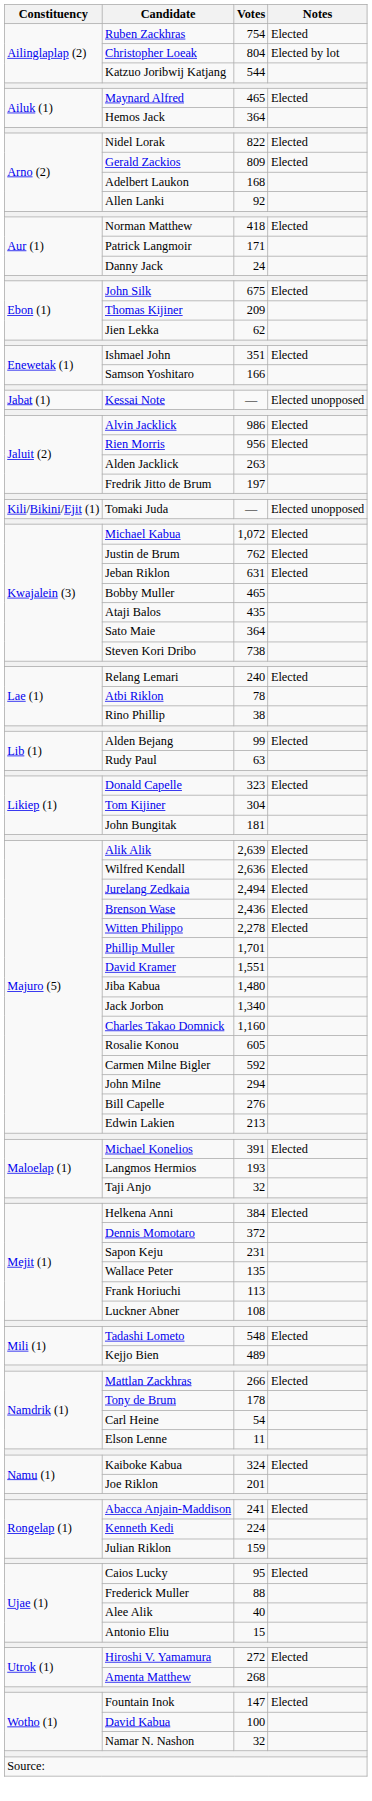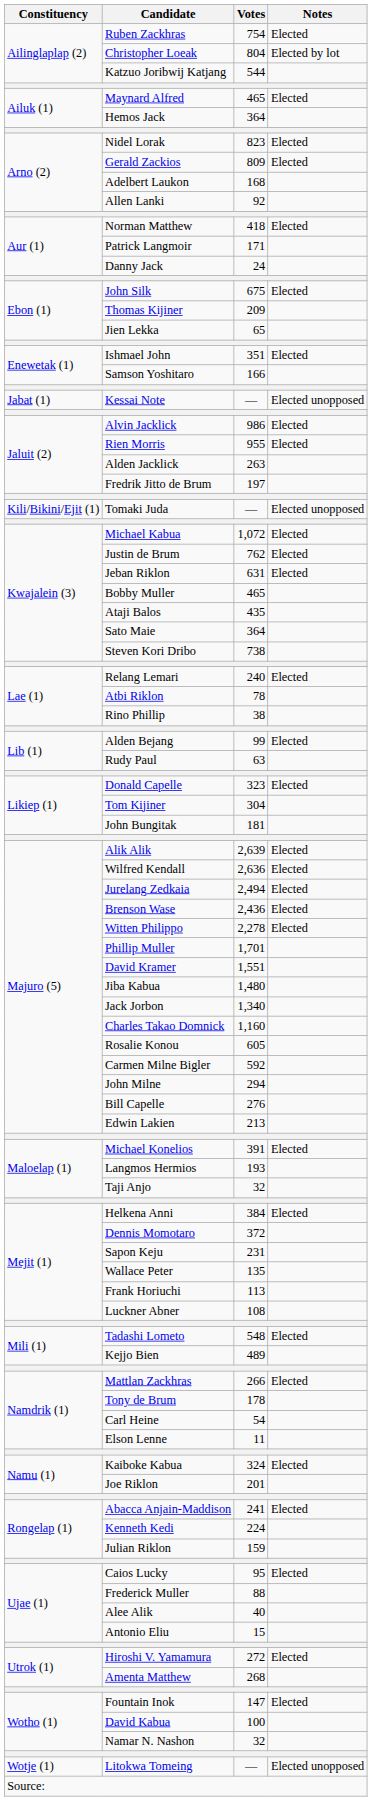(256, 142) 822 -> (256, 142) 823
(259, 330) 62 -> (259, 330) 65
(256, 444) 956 -> (256, 444) 955
+ row: (149, 1766)
